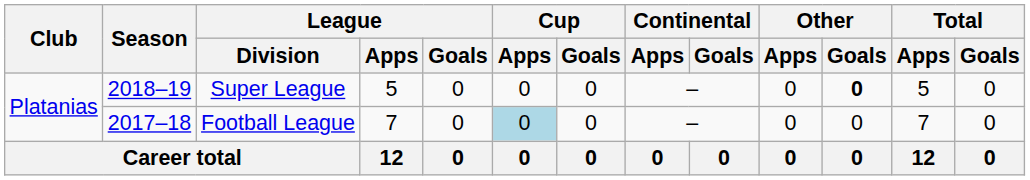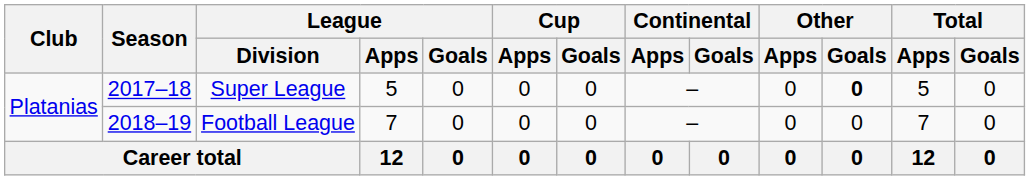(149, 89) 2018–19 -> (149, 89) 2017–18
(149, 123) 2017–18 -> (149, 123) 2018–19
(524, 123) lightblue background -> (524, 123) no background
